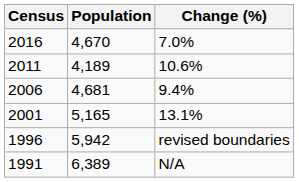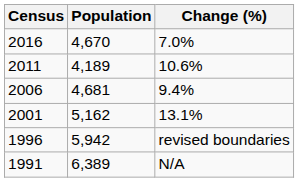(91, 115) 5,165 -> (91, 115) 5,162
